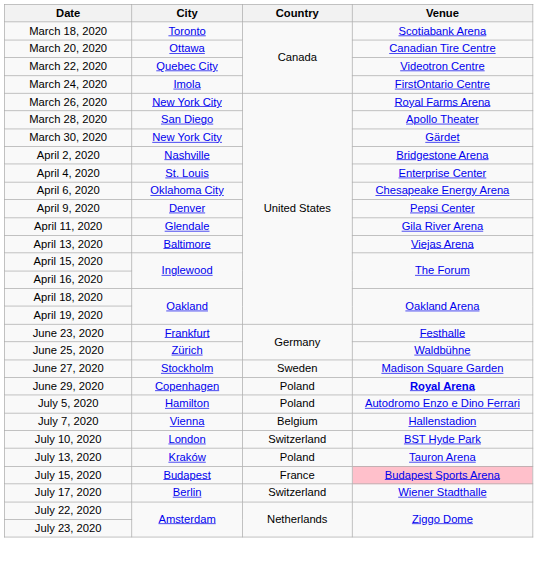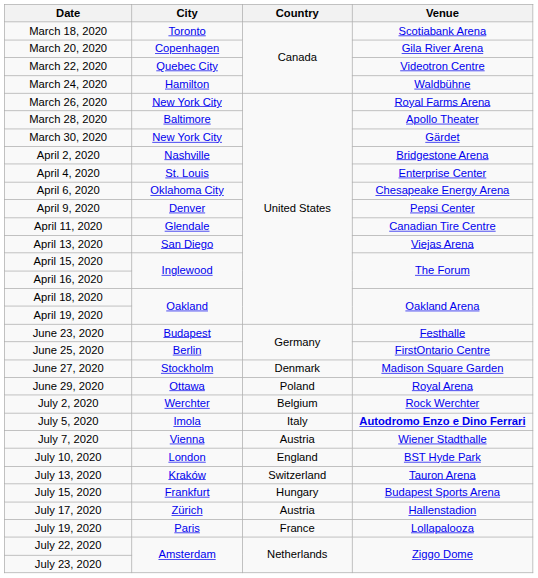(187, 48) Ottawa -> (187, 48) Copenhagen
(442, 48) Canadian Tire Centre -> (442, 48) Gila River Arena
(187, 84) Imola -> (187, 84) Hamilton
(442, 84) FirstOntario Centre -> (442, 84) Waldbühne
(187, 119) San Diego -> (187, 119) Baltimore
(442, 226) Gila River Arena -> (442, 226) Canadian Tire Centre
(187, 244) Baltimore -> (187, 244) San Diego
(187, 333) Frankfurt -> (187, 333) Budapest
(187, 350) Zürich -> (187, 350) Berlin
(442, 350) Waldbühne -> (442, 350) FirstOntario Centre
(297, 368) Sweden -> (297, 368) Denmark
(187, 386) Copenhagen -> (187, 386) Ottawa
(442, 386) bold -> (442, 386) normal
+ row: (68, 404)
(187, 404) Hamilton -> (187, 421) Imola
(297, 404) Poland -> (297, 421) Italy
(442, 404) normal -> (442, 421) bold
(297, 421) Belgium -> (297, 439) Austria
(442, 421) Hallenstadion -> (442, 439) Wiener Stadthalle
(297, 439) Switzerland -> (297, 457) England
(297, 457) Poland -> (297, 475) Switzerland
(187, 475) Budapest -> (187, 492) Frankfurt
(297, 475) France -> (297, 492) Hungary
(442, 475) pink background -> (442, 492) no background
(187, 492) Berlin -> (187, 510) Zürich
(297, 492) Switzerland -> (297, 510) Austria
(442, 492) Wiener Stadthalle -> (442, 510) Hallenstadion
+ row: (68, 528)
